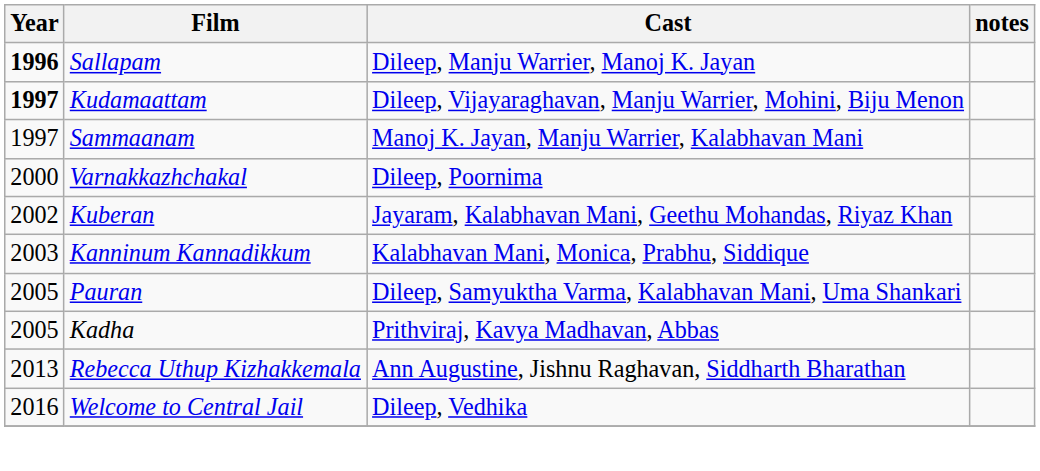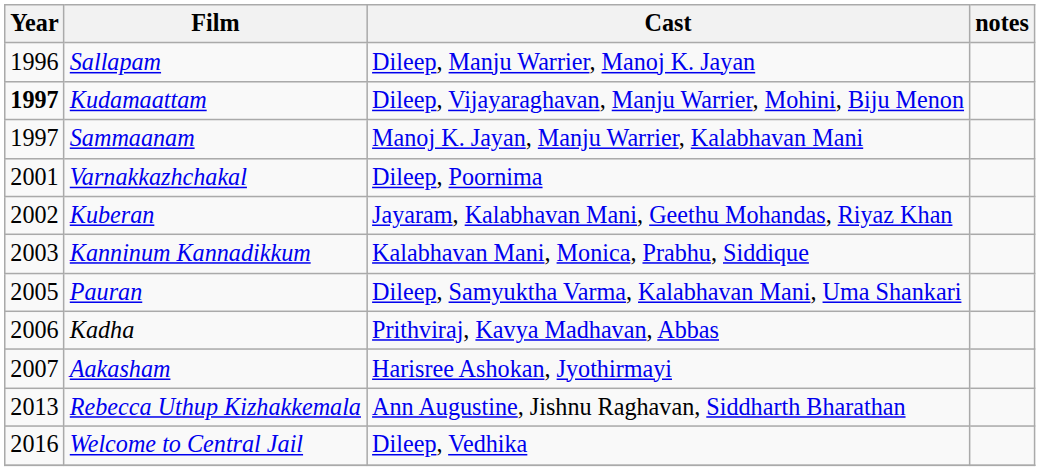(34, 61) bold -> (34, 61) normal
(34, 176) 2000 -> (34, 176) 2001
(34, 330) 2005 -> (34, 330) 2006
+ row: (120, 368)
